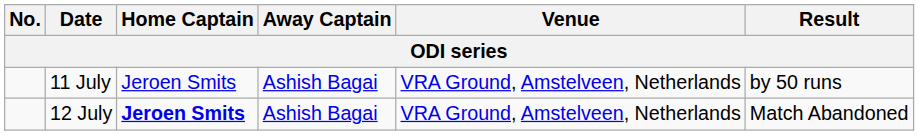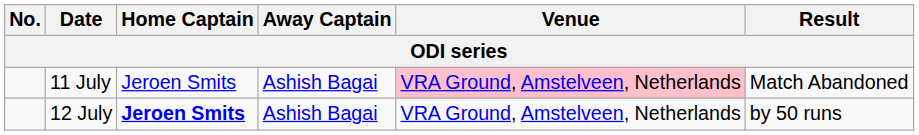(571, 82) no background -> (571, 82) pink background
(796, 82) by 50 runs -> (829, 82) Match Abandoned
(829, 113) Match Abandoned -> (796, 113) by 50 runs
